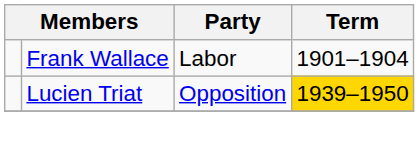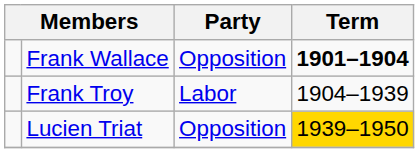(208, 57) Labor -> (233, 57) Opposition
(353, 57) normal -> (353, 57) bold
+ row: (80, 93)
